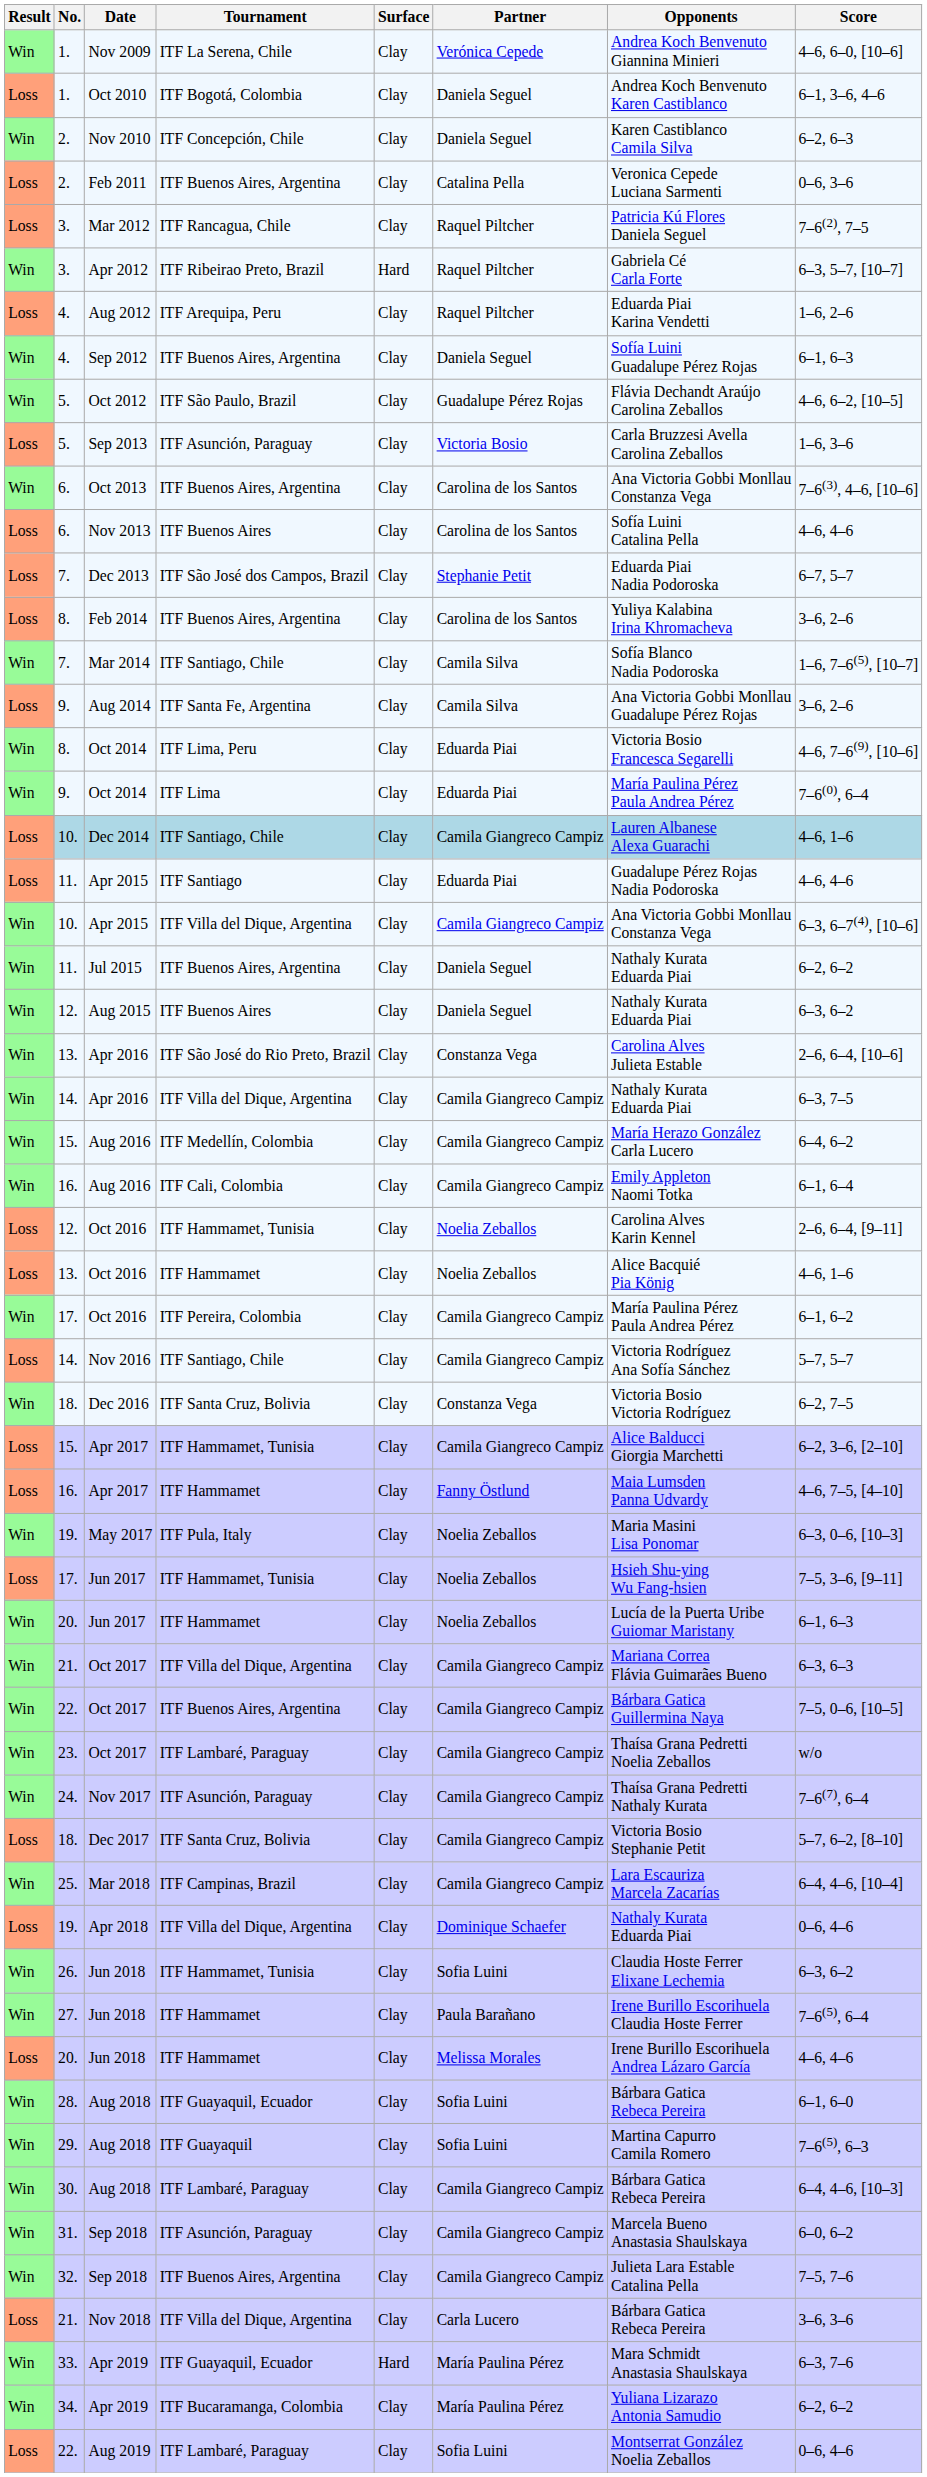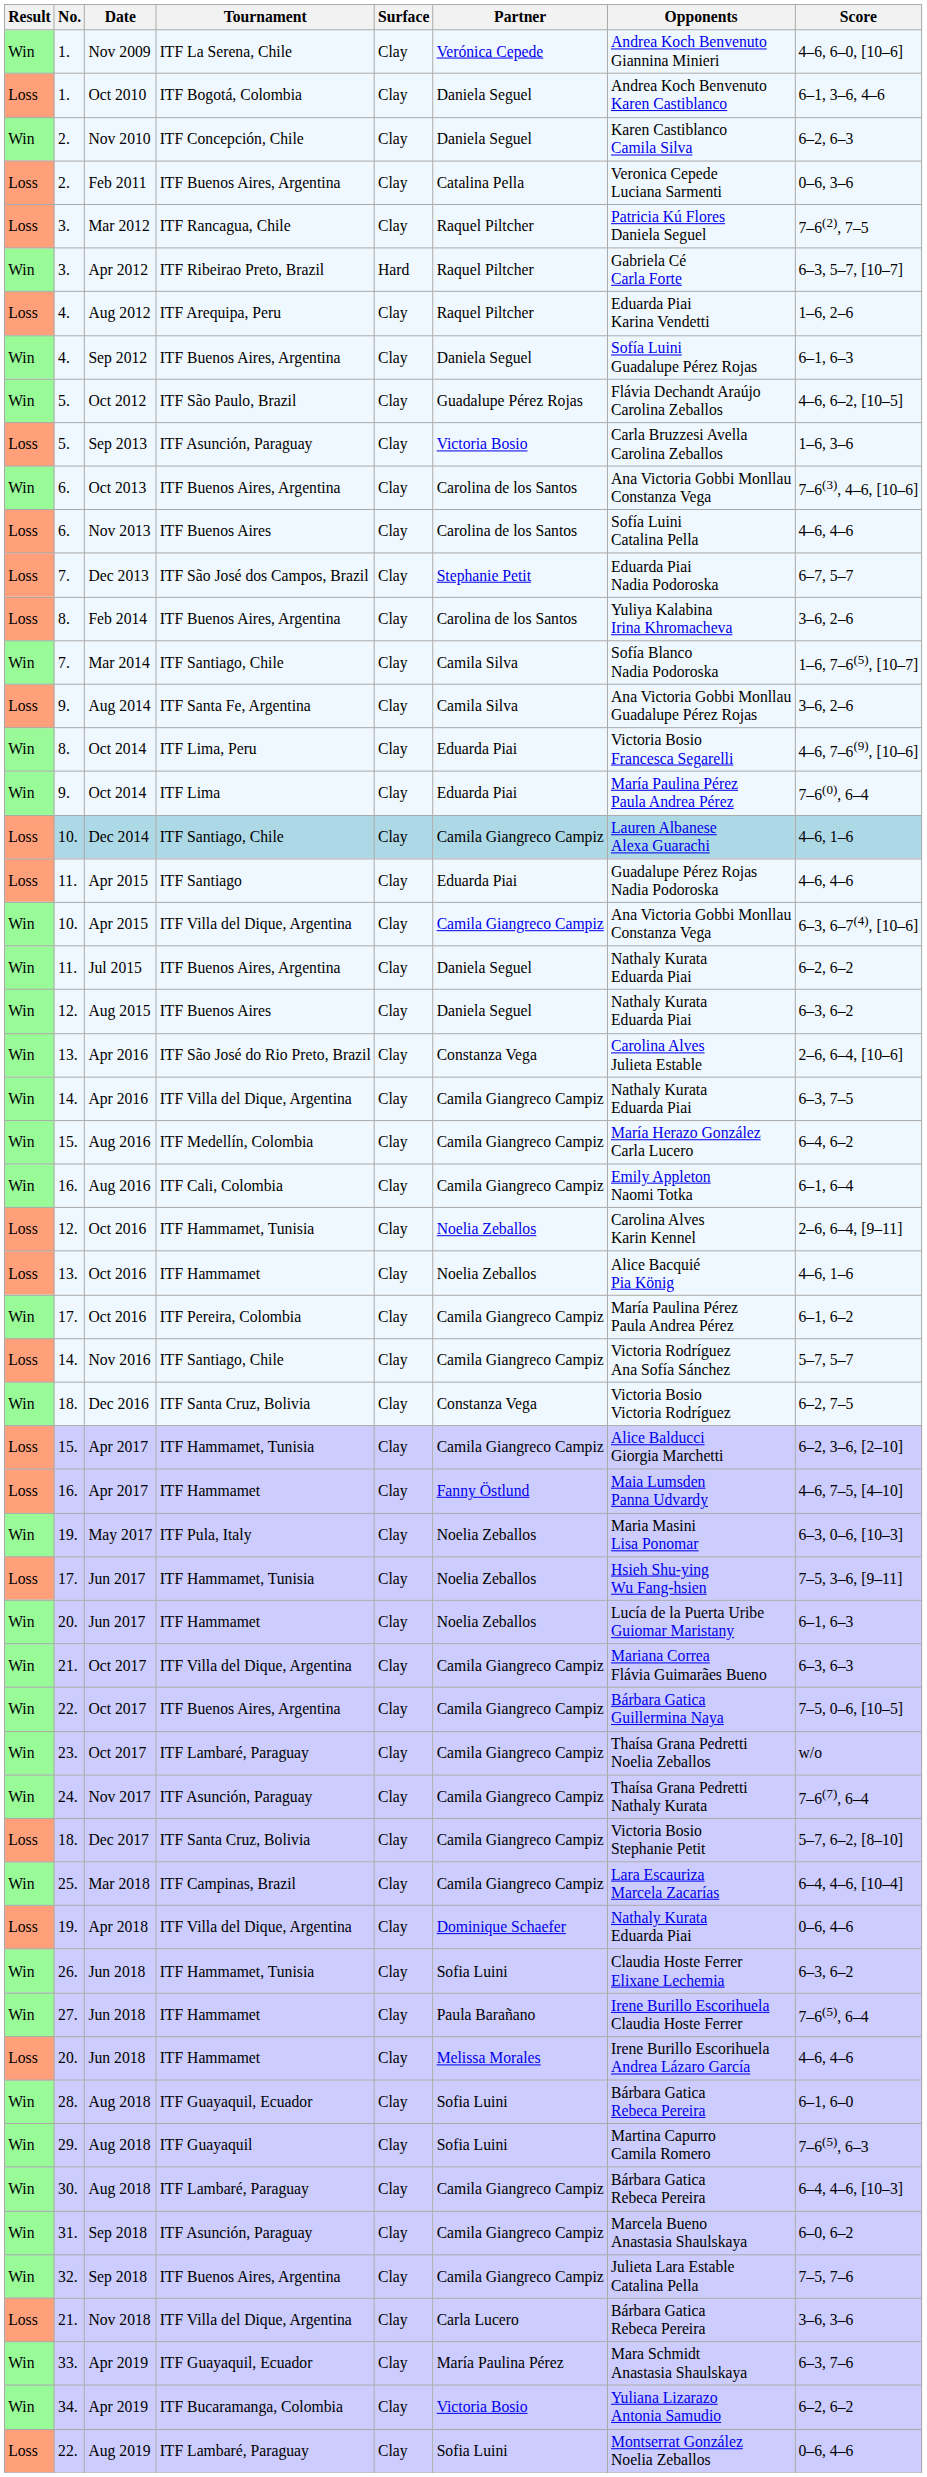(394, 2363) Hard -> (393, 2363) Clay
(500, 2406) María Paulina Pérez -> (482, 2406) Victoria Bosio
